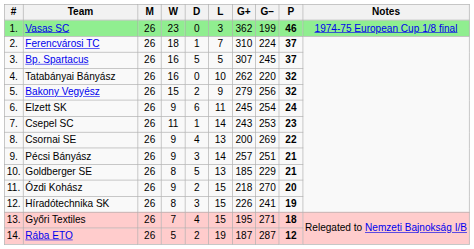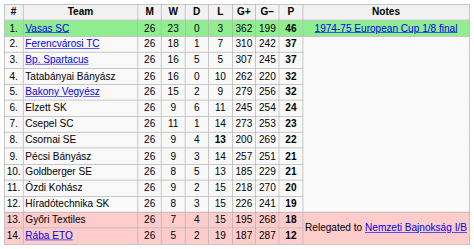(267, 44) 224 -> (267, 44) 242
(244, 124) 243 -> (244, 124) 273
(220, 140) normal -> (220, 140) bold
(267, 220) 271 -> (267, 220) 268
